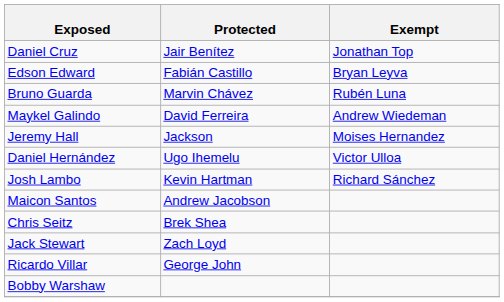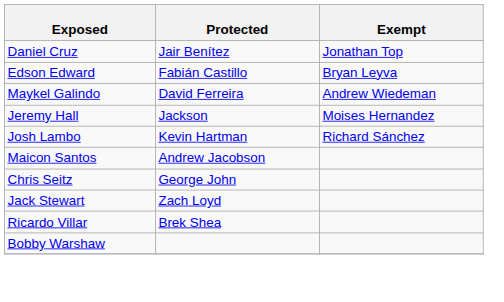- row: (50, 94)
- row: (61, 158)
(195, 222) Brek Shea -> (197, 179) George John
(202, 264) George John -> (190, 222) Brek Shea
